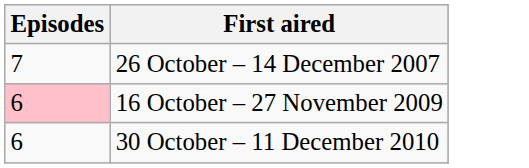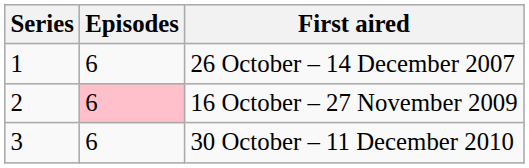+ column: (42, 24)
(17, 63) 7 -> (91, 63) 6
